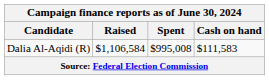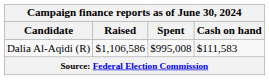(120, 48) $1,106,584 -> (120, 48) $1,106,586
